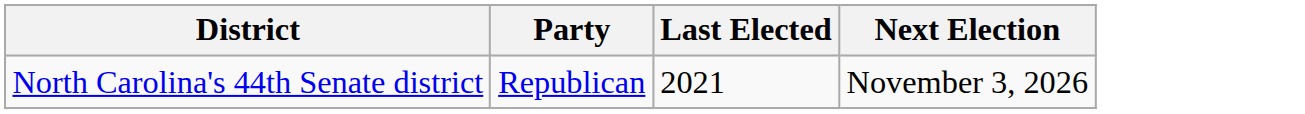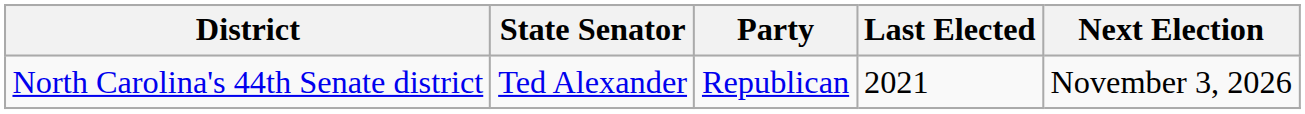+ column: (593, 30)
